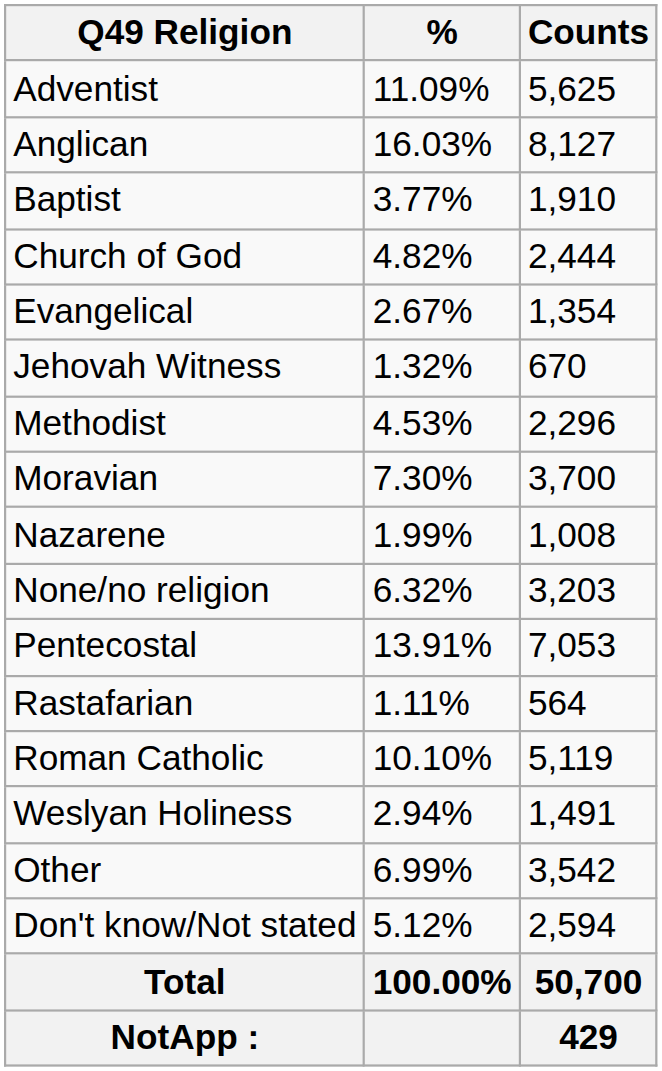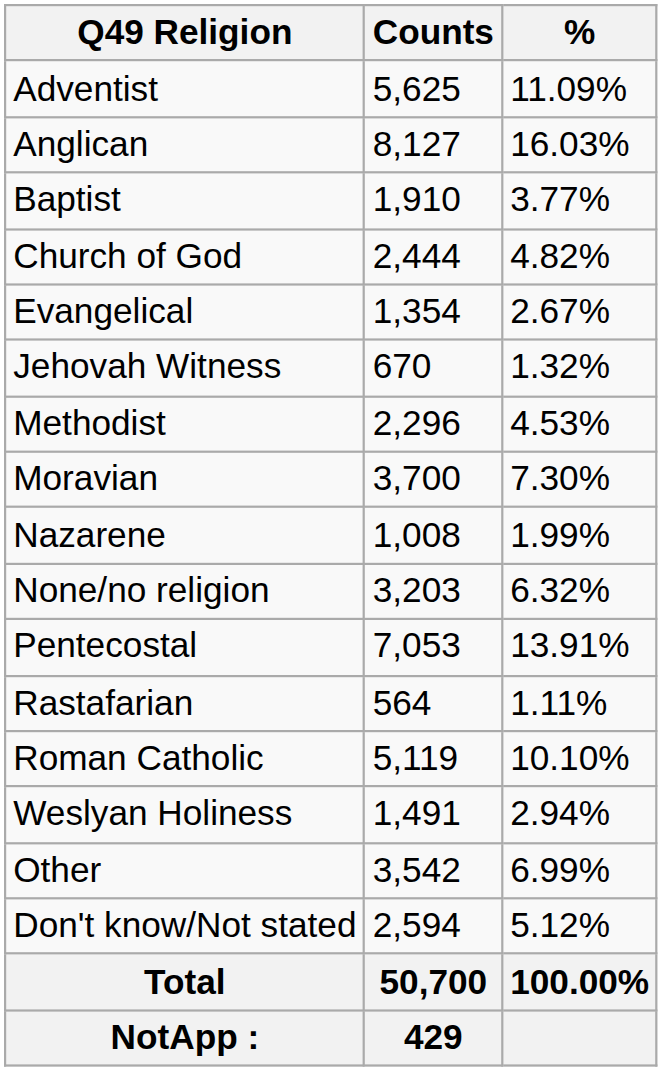columns swapped: (589, 32) <-> (442, 32)
